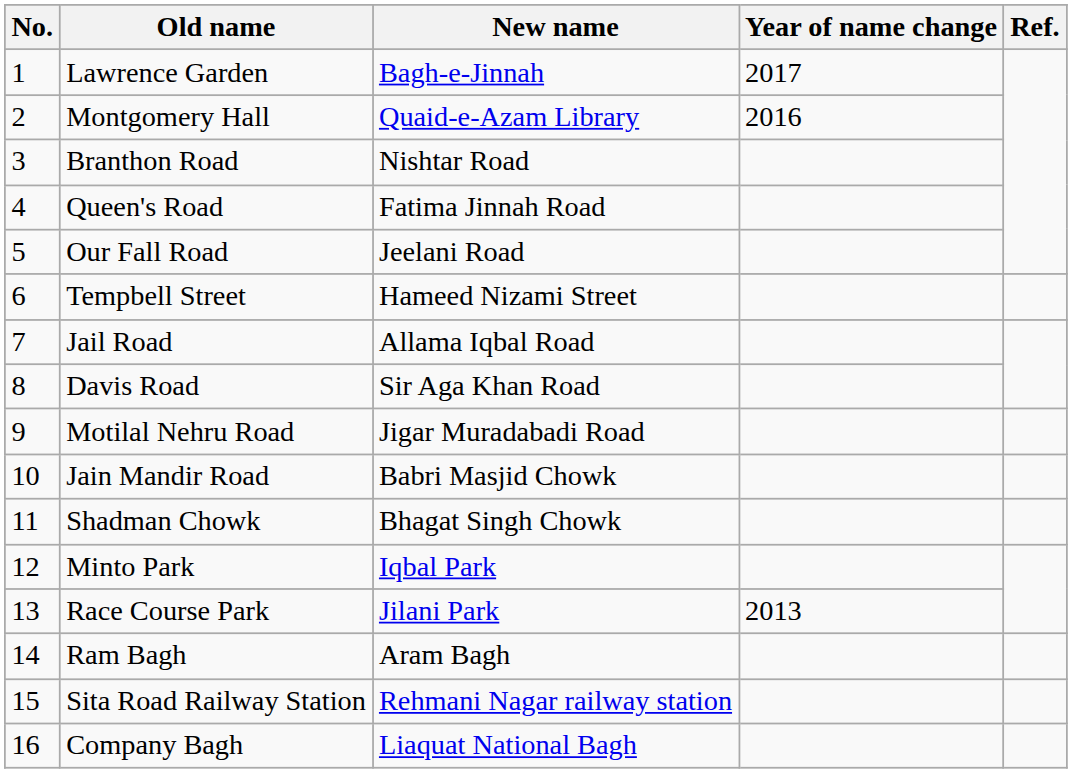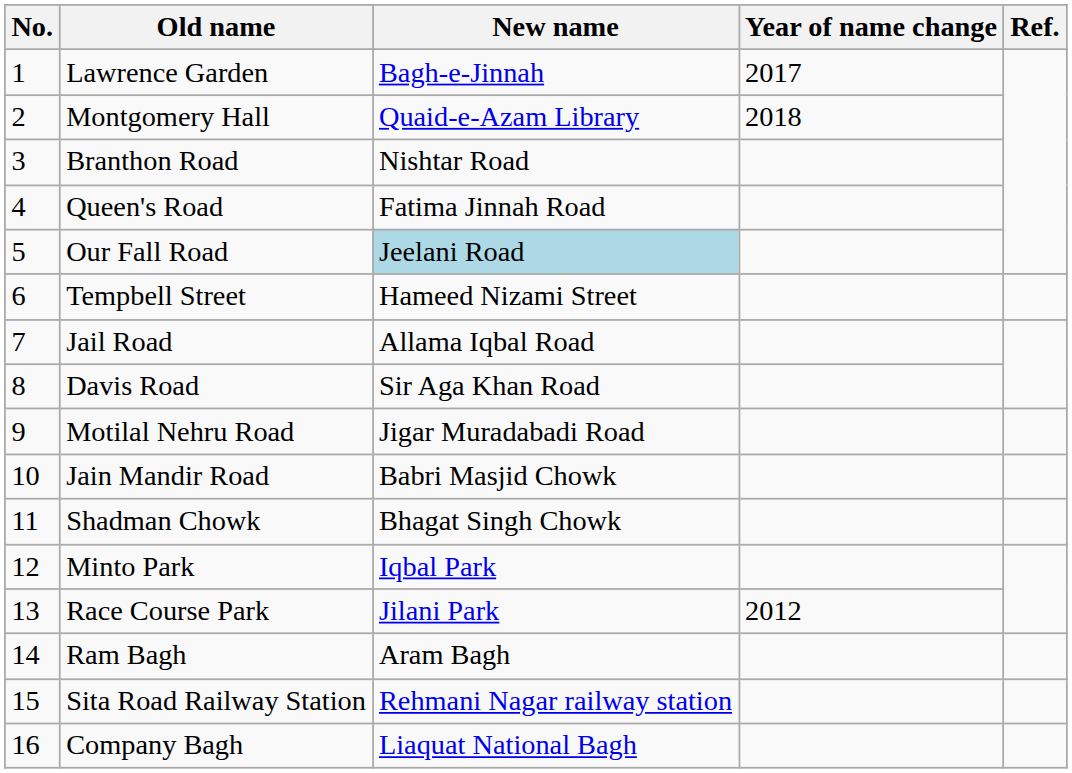(773, 116) 2016 -> (773, 116) 2018
(452, 251) no background -> (452, 251) lightblue background
(773, 610) 2013 -> (773, 610) 2012
